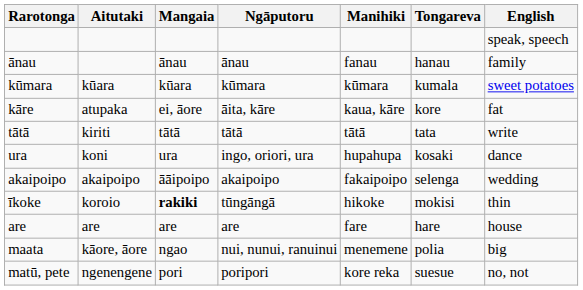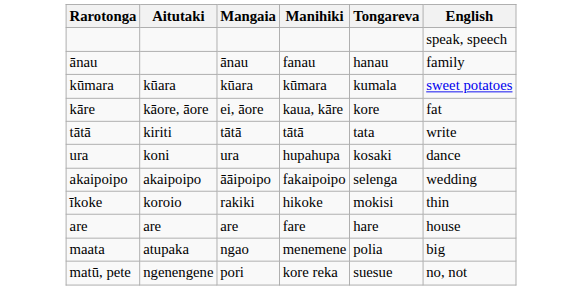- column: (279, 16)
(105, 109) atupaka -> (176, 109) kāore, āore
(178, 202) bold -> (237, 202) normal
(114, 249) kāore, āore -> (166, 249) atupaka
